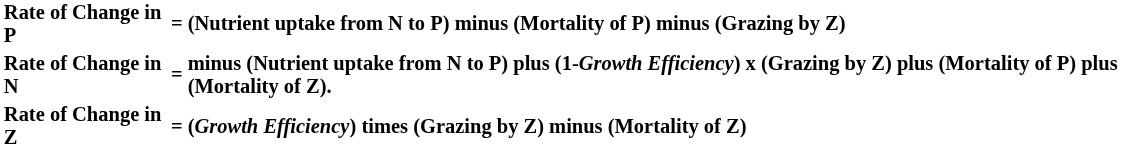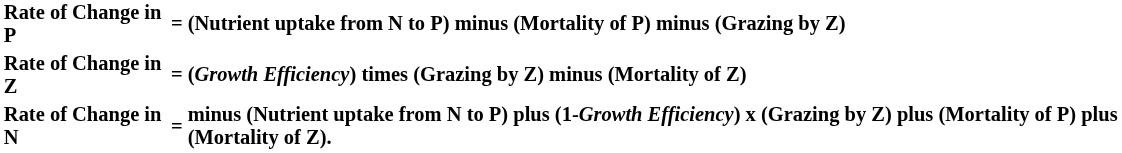rows swapped: (83, 126) <-> (83, 74)
